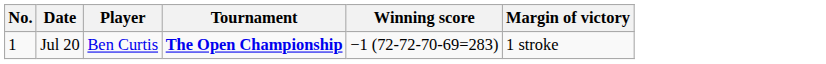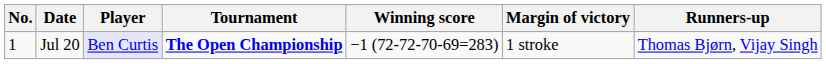+ column: (728, 18)
(123, 45) no background -> (123, 45) lavender background
